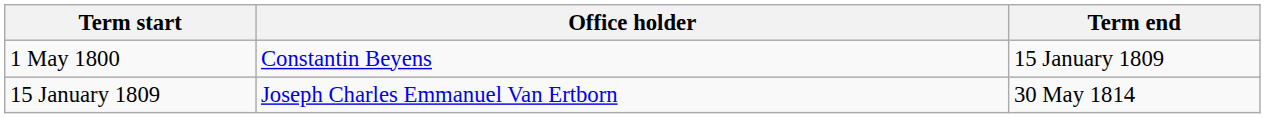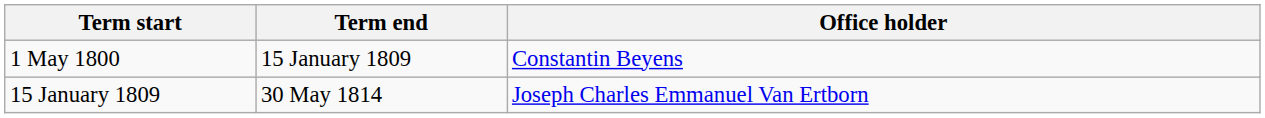columns swapped: (1134, 22) <-> (632, 22)
